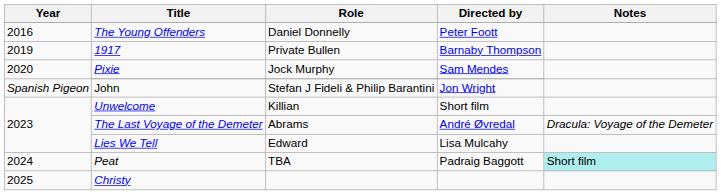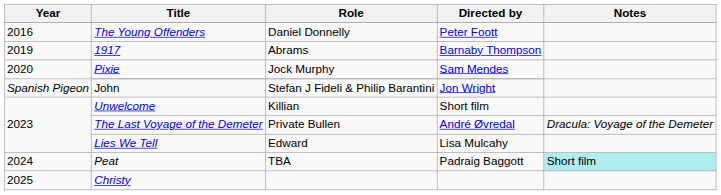(304, 50) Private Bullen -> (288, 50) Abrams
(288, 124) Abrams -> (304, 124) Private Bullen
